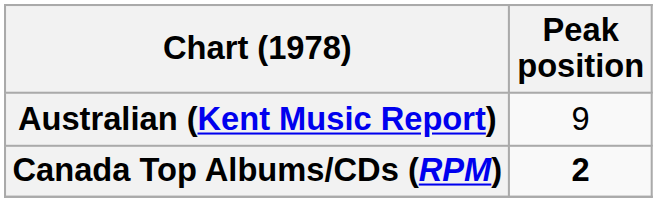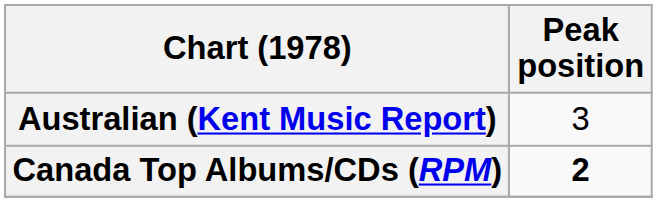(581, 118) 9 -> (581, 118) 3
